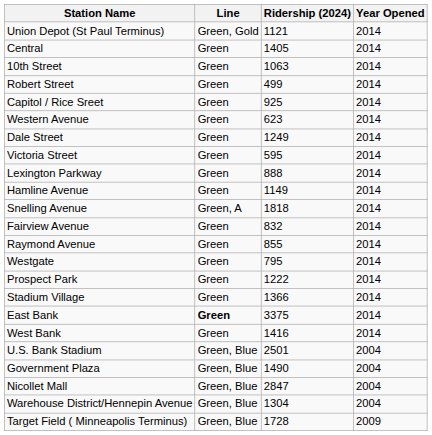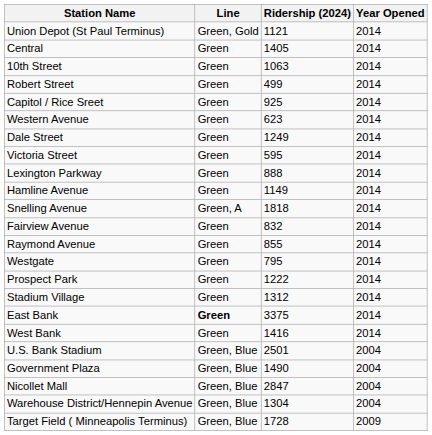(276, 297) 1366 -> (276, 297) 1312
